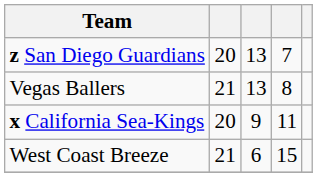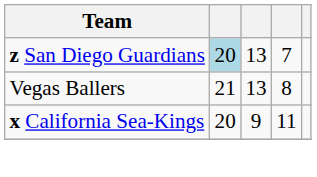(225, 54) no background -> (225, 54) lightblue background
- row: (89, 155)
